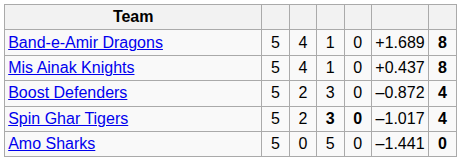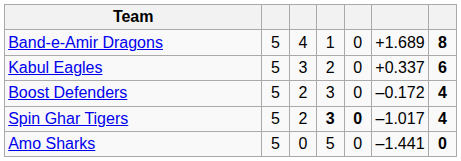- row: (71, 67)
+ row: (55, 67)
(400, 93) –0.872 -> (400, 93) –0.172
